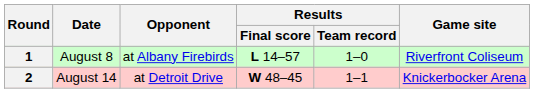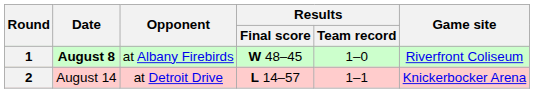(86, 56) normal -> (86, 56) bold
(275, 56) L 14–57 -> (275, 56) W 48–45
(275, 77) W 48–45 -> (275, 77) L 14–57
